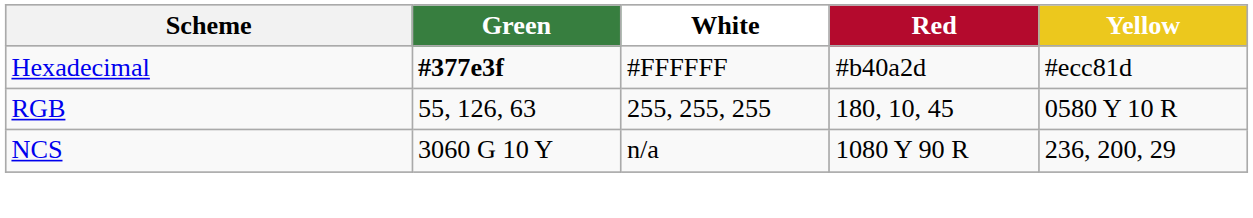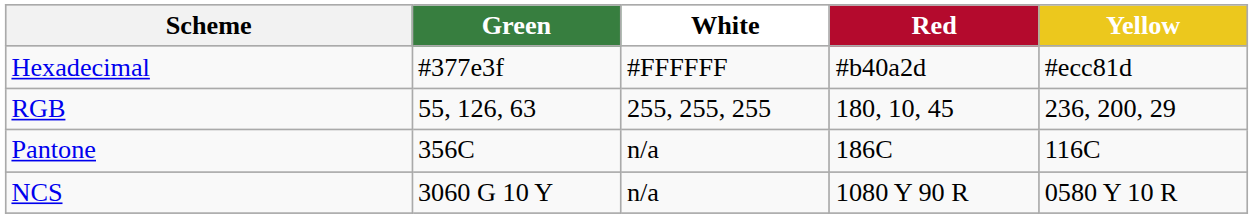(461, 66) bold -> (461, 66) normal
(1111, 108) 0580 Y 10 R -> (1110, 108) 236, 200, 29
+ row: (54, 150)
(1110, 150) 236, 200, 29 -> (1111, 191) 0580 Y 10 R
